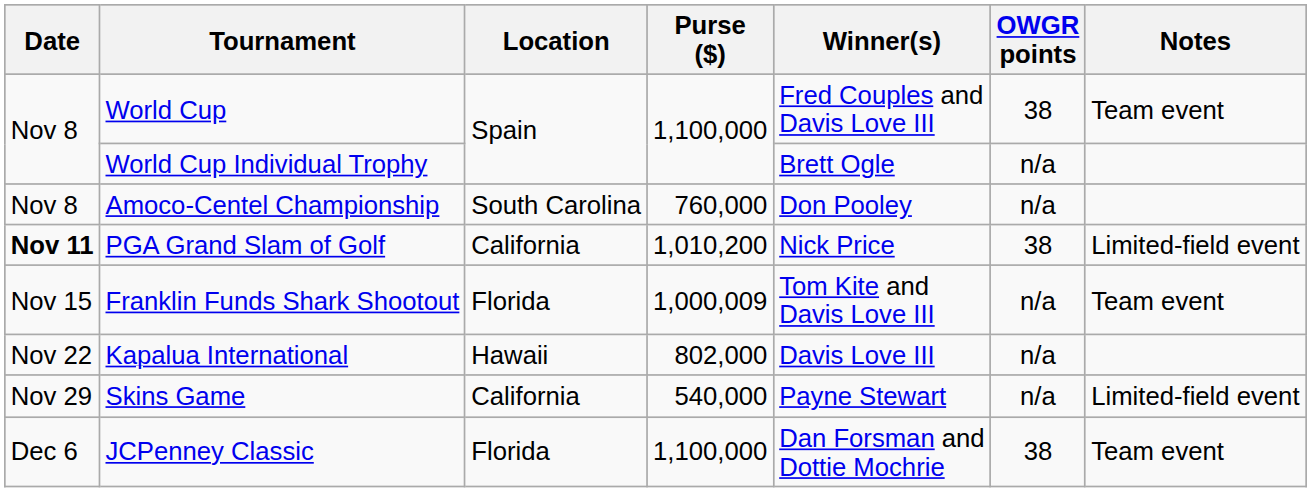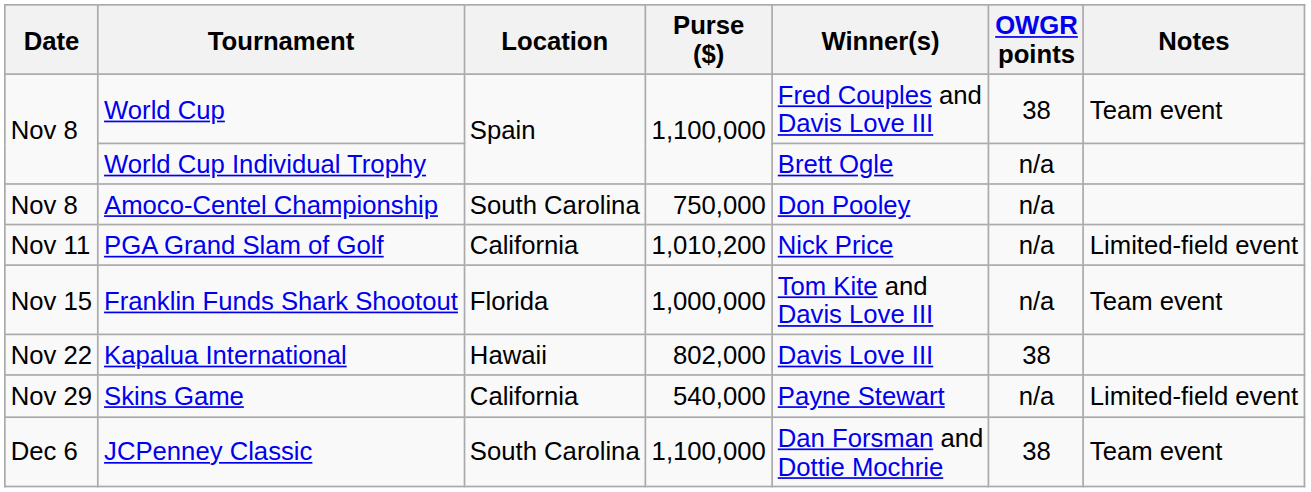(721, 205) 760,000 -> (719, 205) 750,000
(52, 245) bold -> (51, 245) normal
(1038, 245) 38 -> (1037, 245) n/a
(710, 301) 1,000,009 -> (709, 301) 1,000,000
(1038, 356) n/a -> (1037, 356) 38
(511, 451) Florida -> (555, 451) South Carolina
